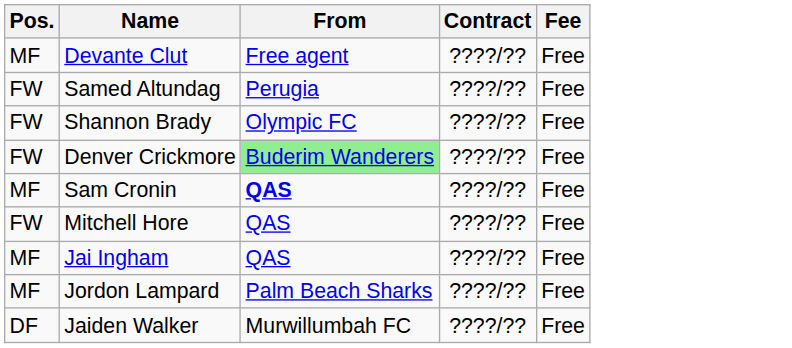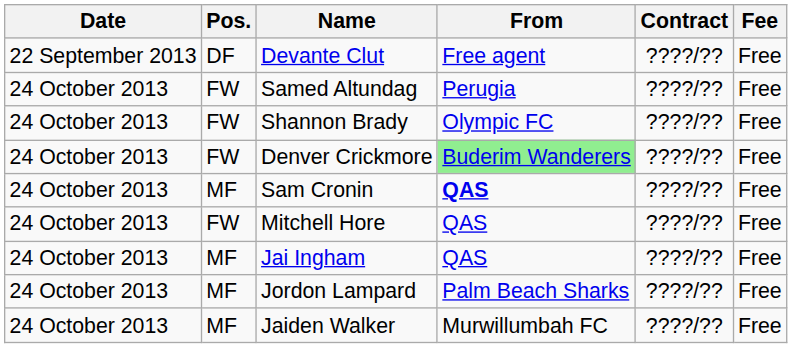+ column: (103, 21)
(25, 55) MF -> (220, 55) DF
(24, 325) DF -> (222, 325) MF
